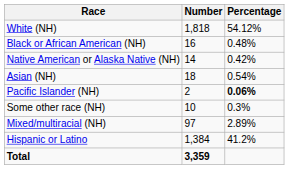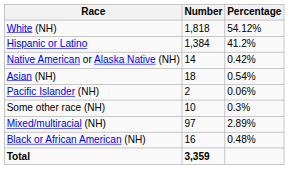rows swapped: (76, 44) <-> (47, 140)
(241, 92) bold -> (241, 92) normal
